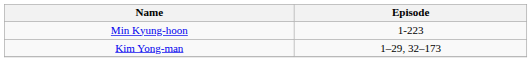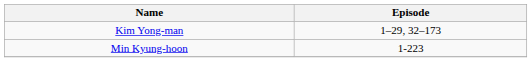rows swapped: (149, 48) <-> (149, 30)
